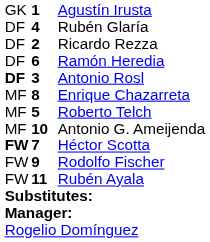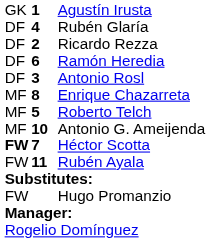(15, 77) bold -> (15, 77) normal
- row: (111, 162)
+ row: (114, 196)
